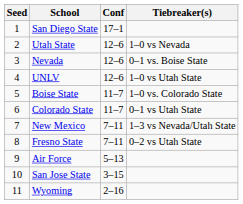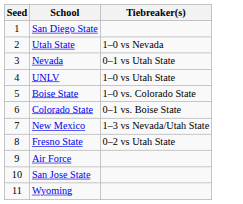- column: (113, 12)
(168, 61) 0–1 vs. Boise State -> (139, 61) 0–1 vs Utah State
(165, 110) 0–1 vs Utah State -> (142, 110) 0–1 vs. Boise State
